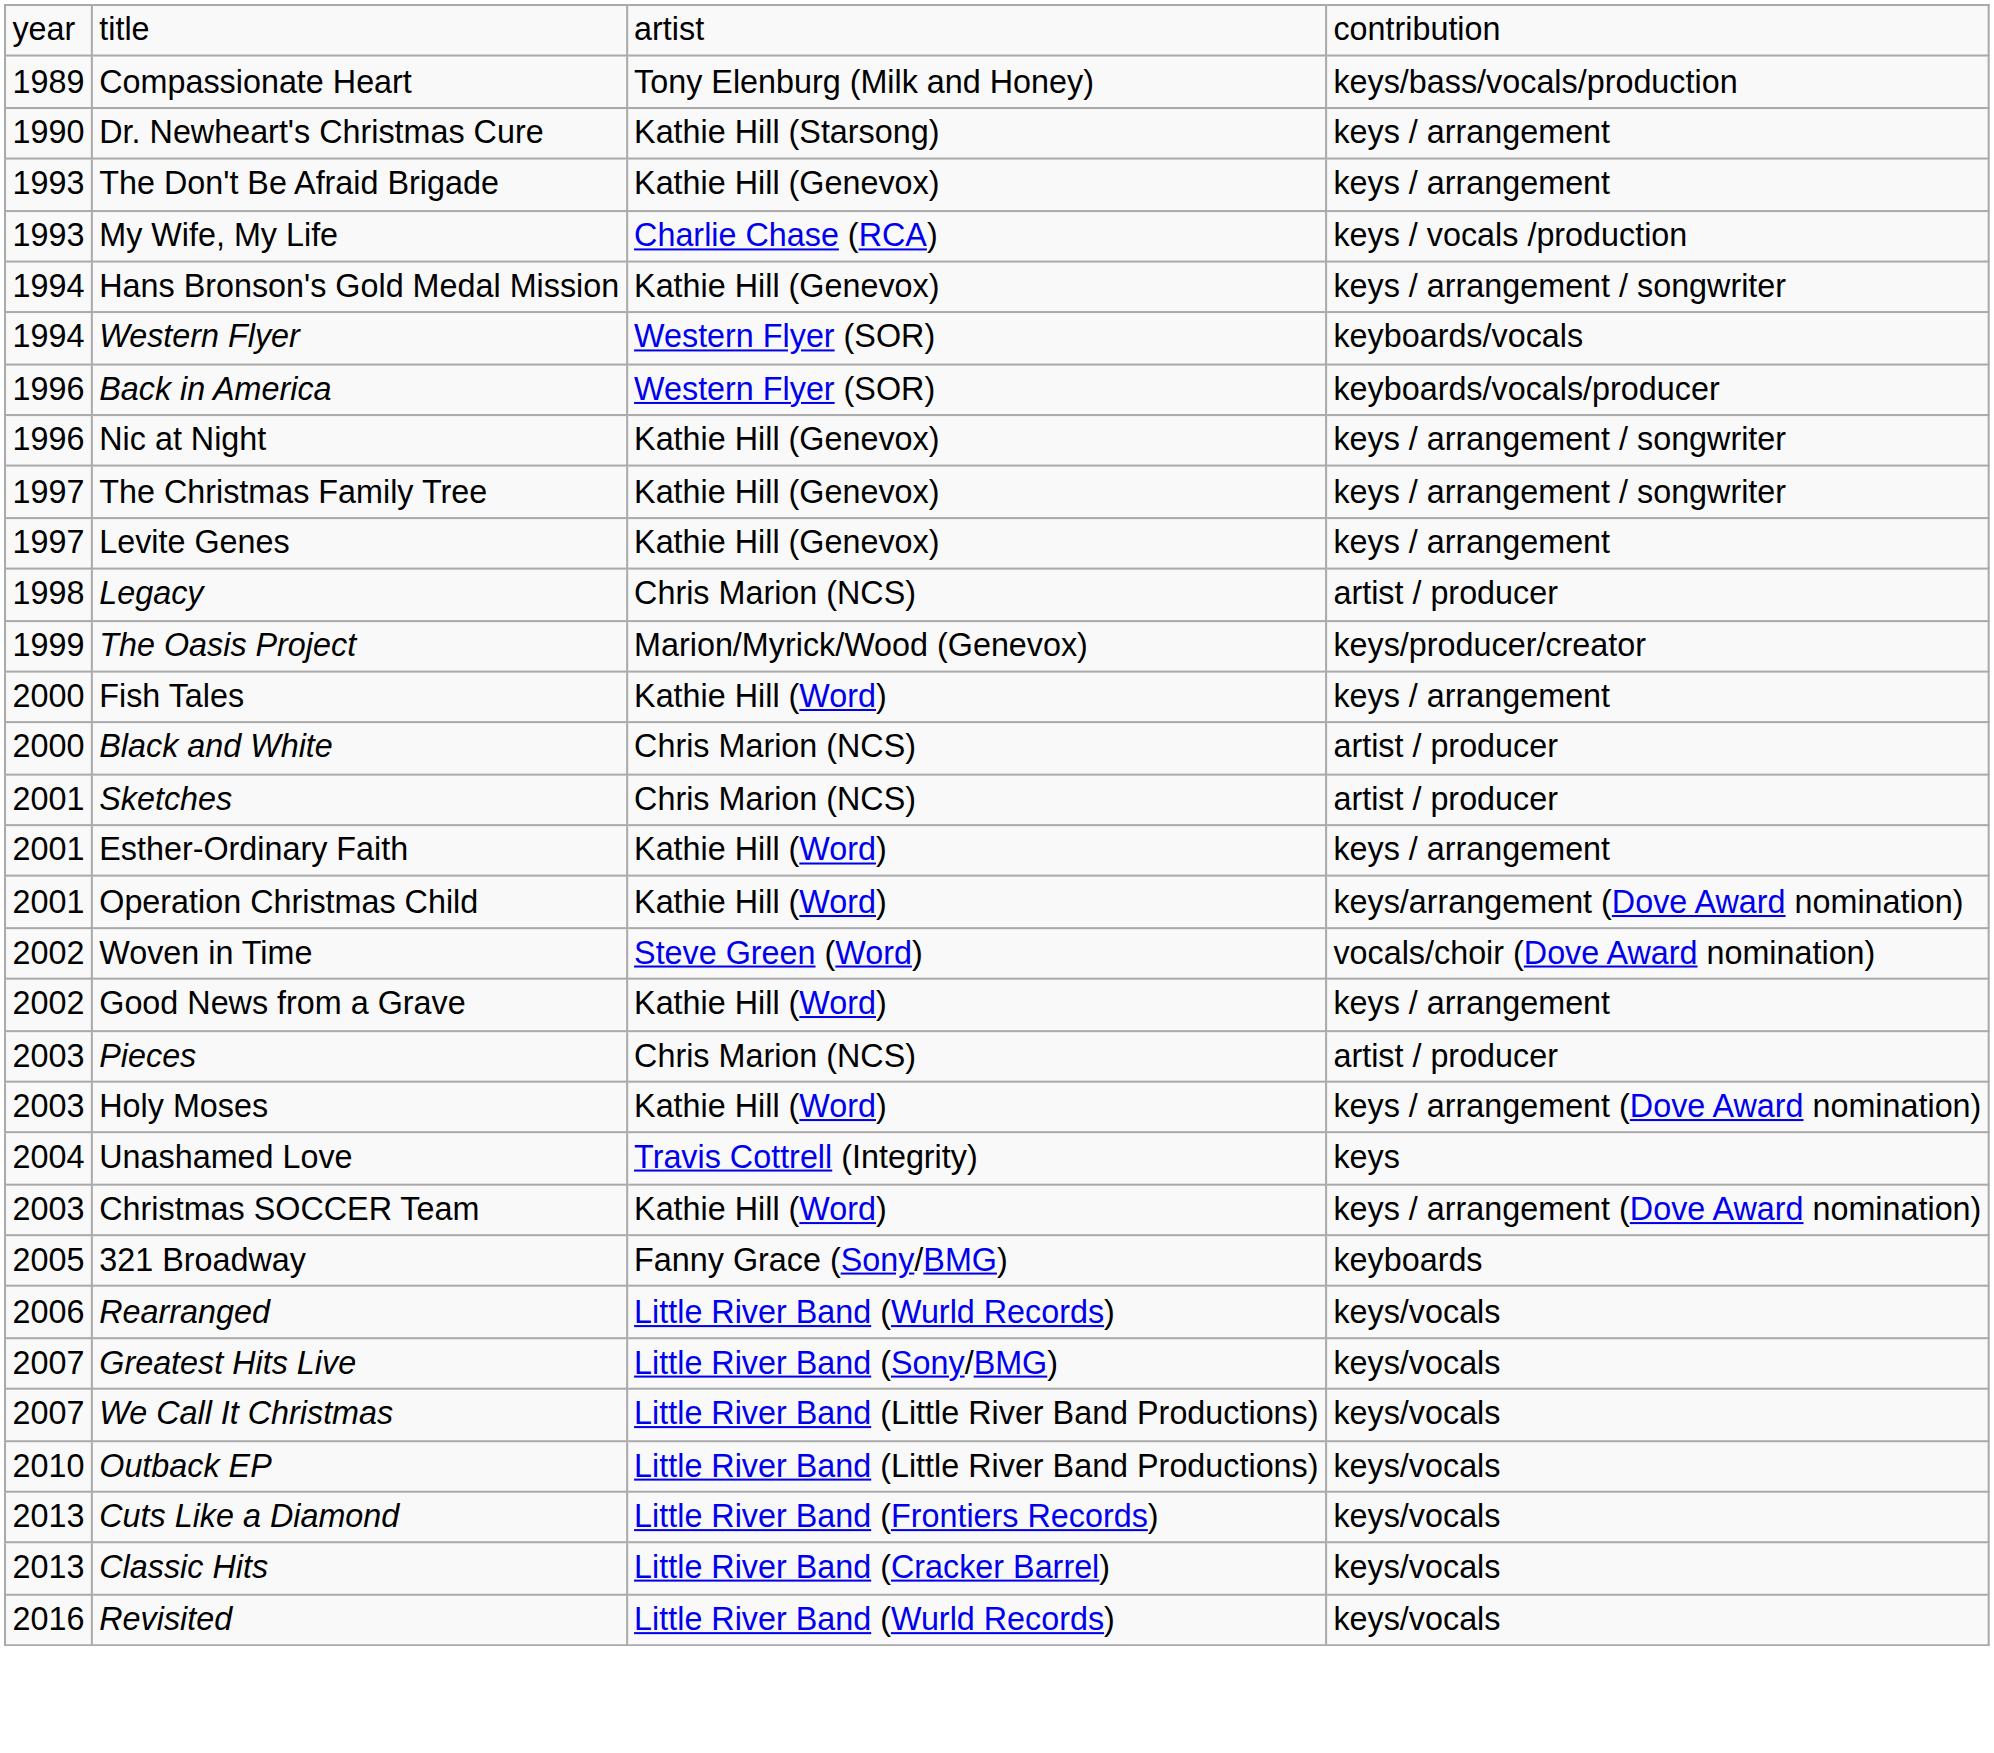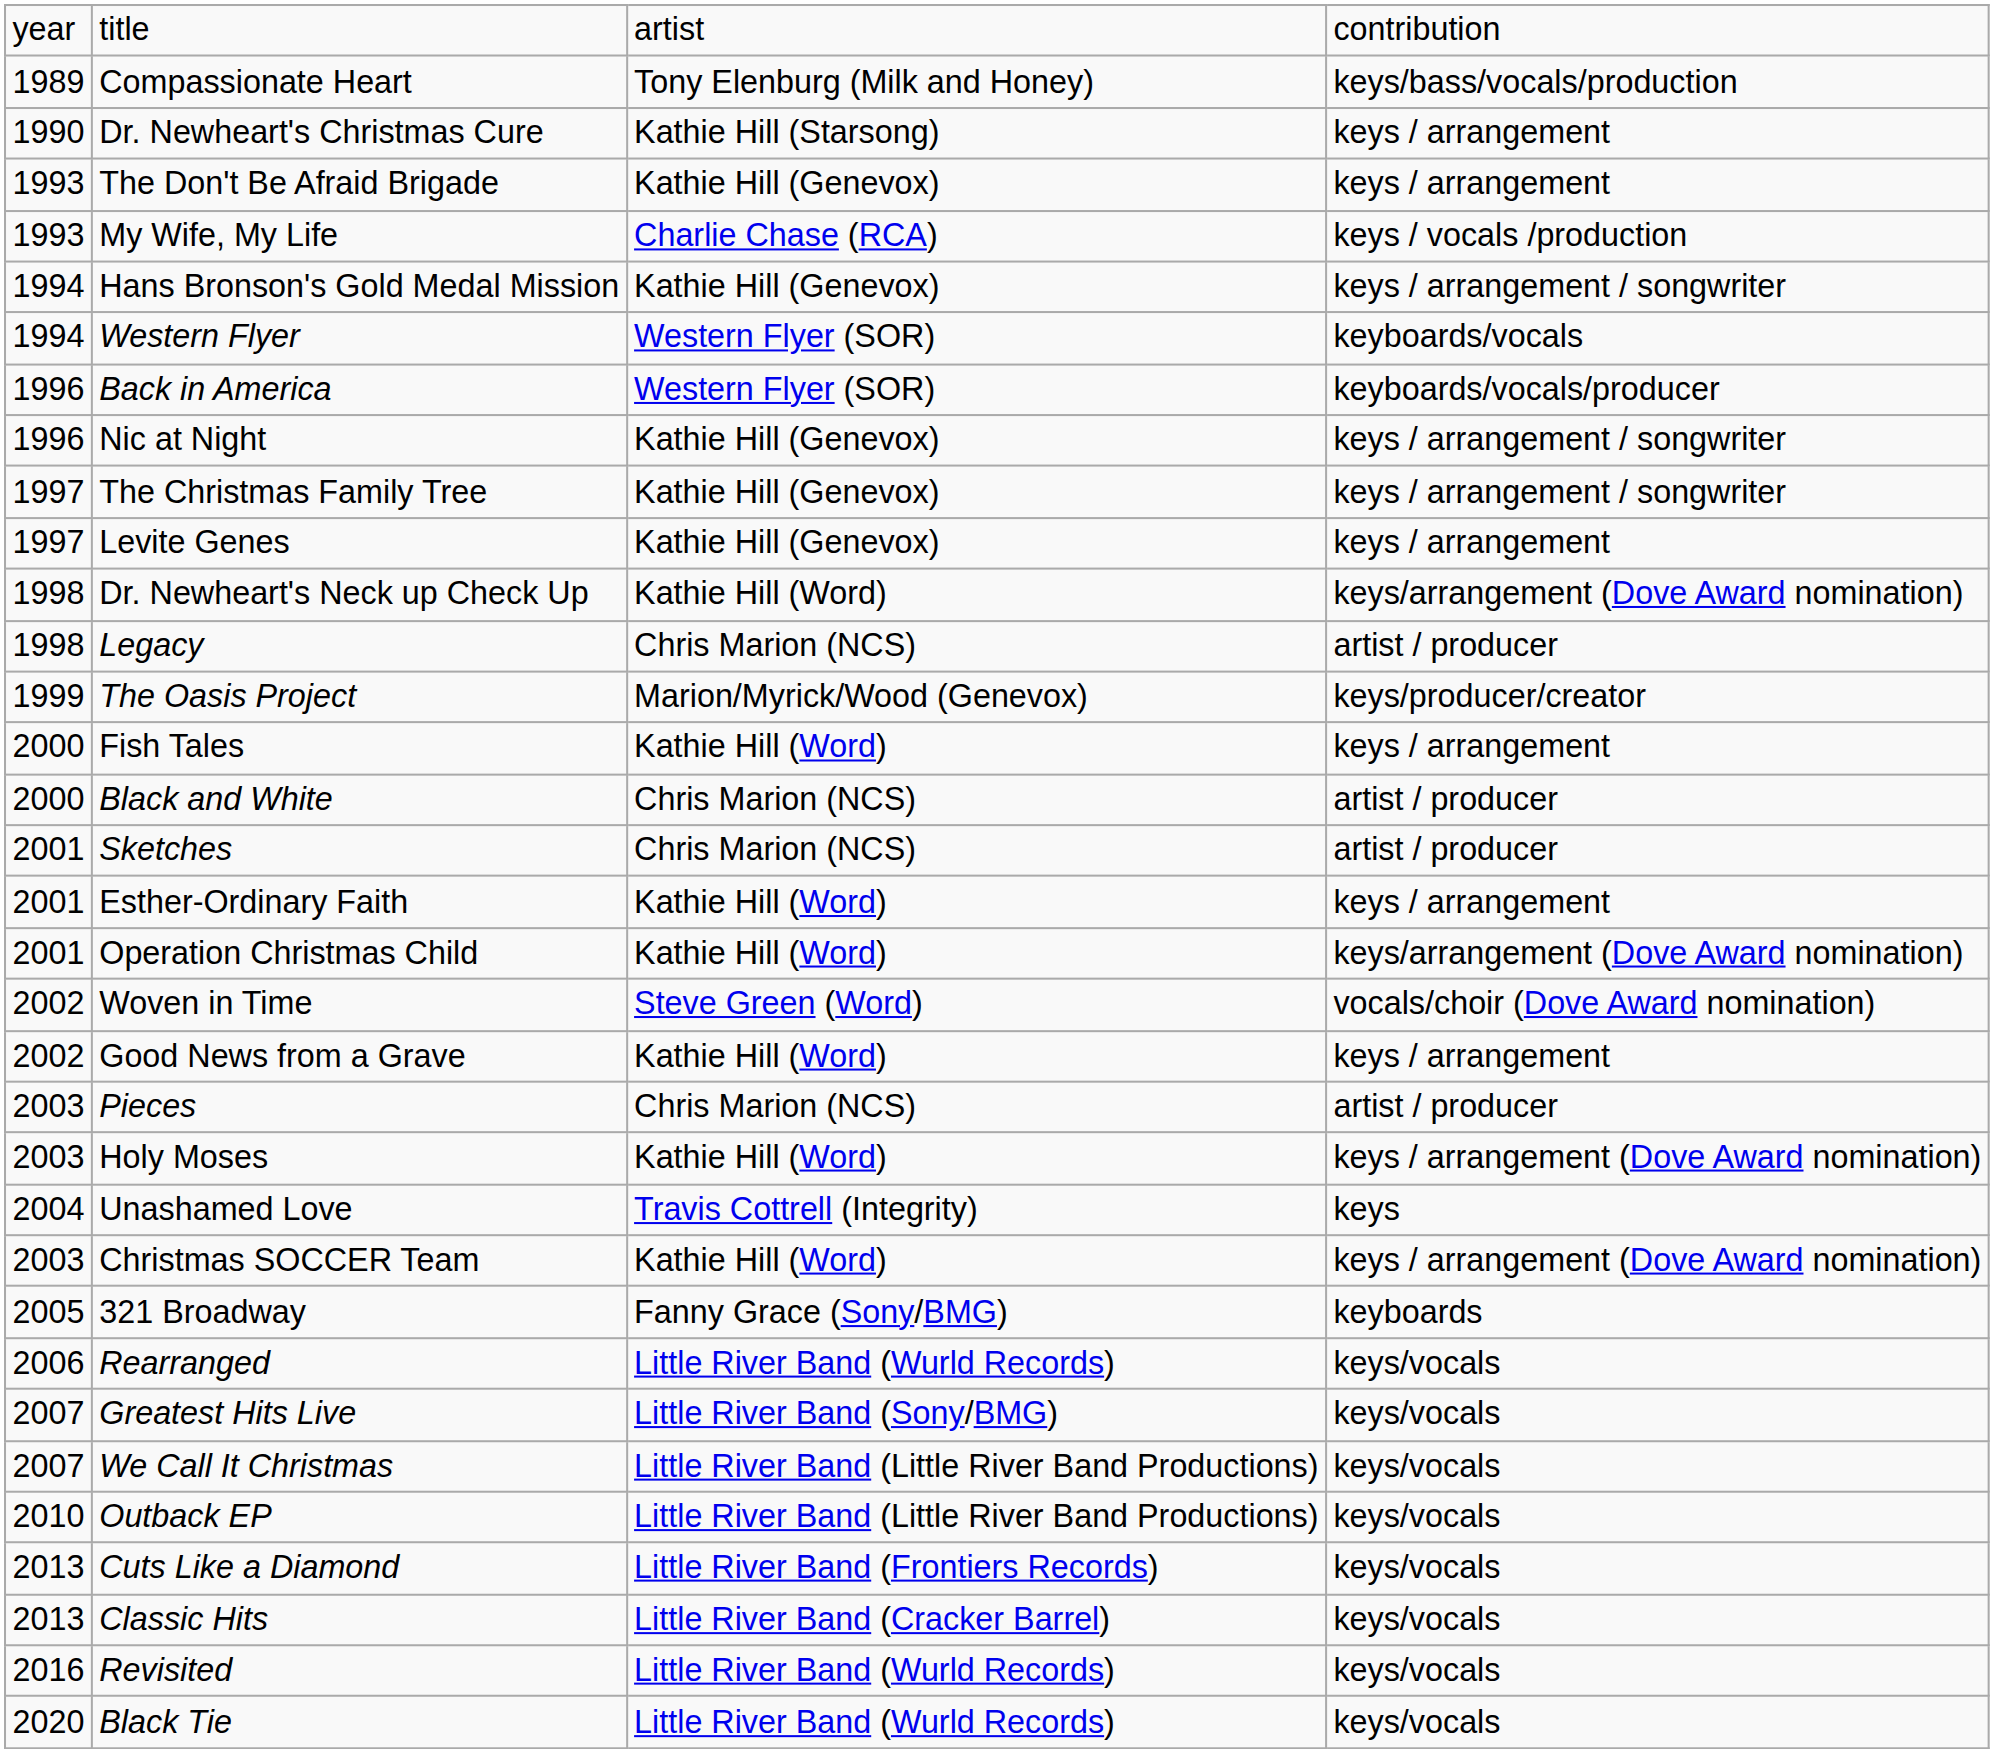+ row: (344, 593)
+ row: (166, 1721)
